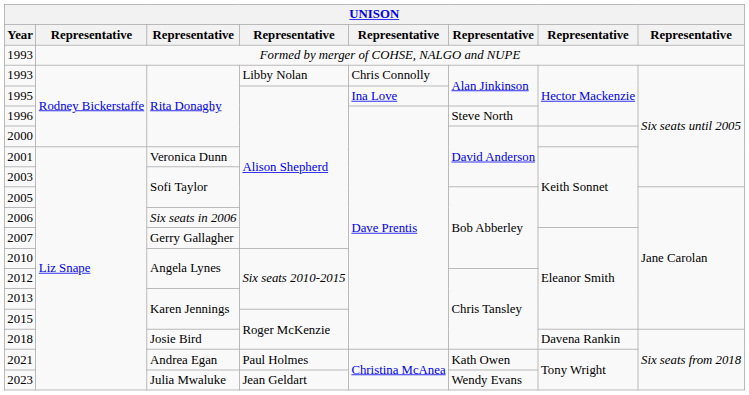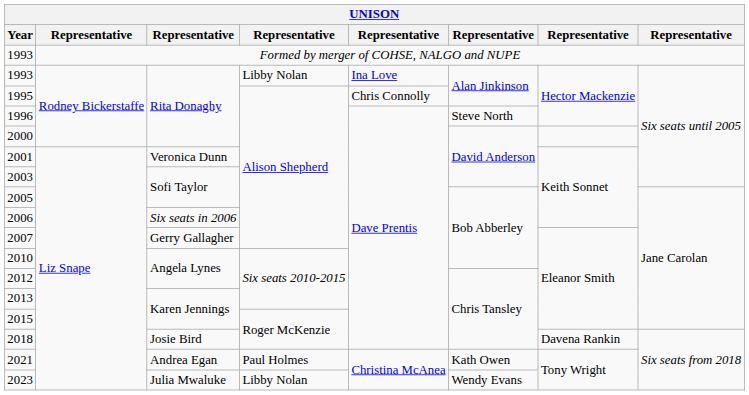(391, 75) Chris Connolly -> (374, 75) Ina Love
(374, 95) Ina Love -> (391, 95) Chris Connolly
(275, 380) Jean Geldart -> (275, 380) Libby Nolan
